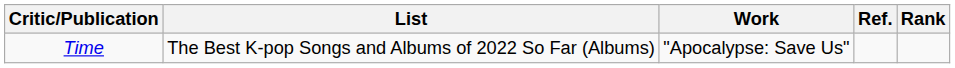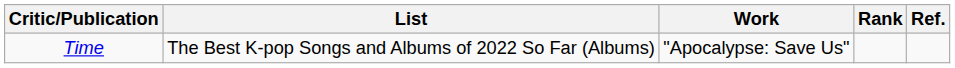columns swapped: (923, 18) <-> (875, 18)
